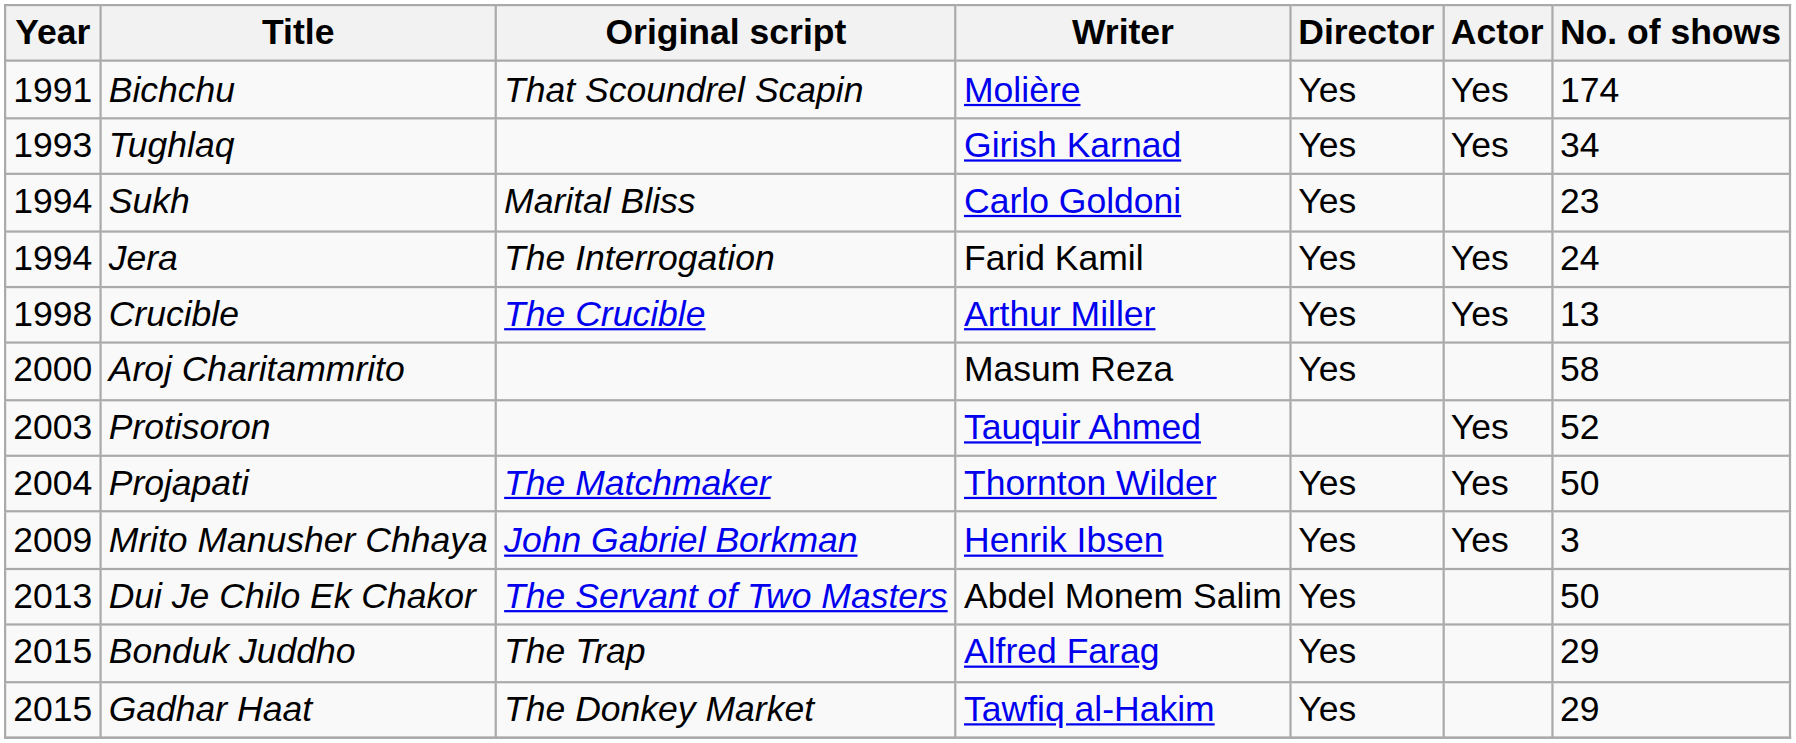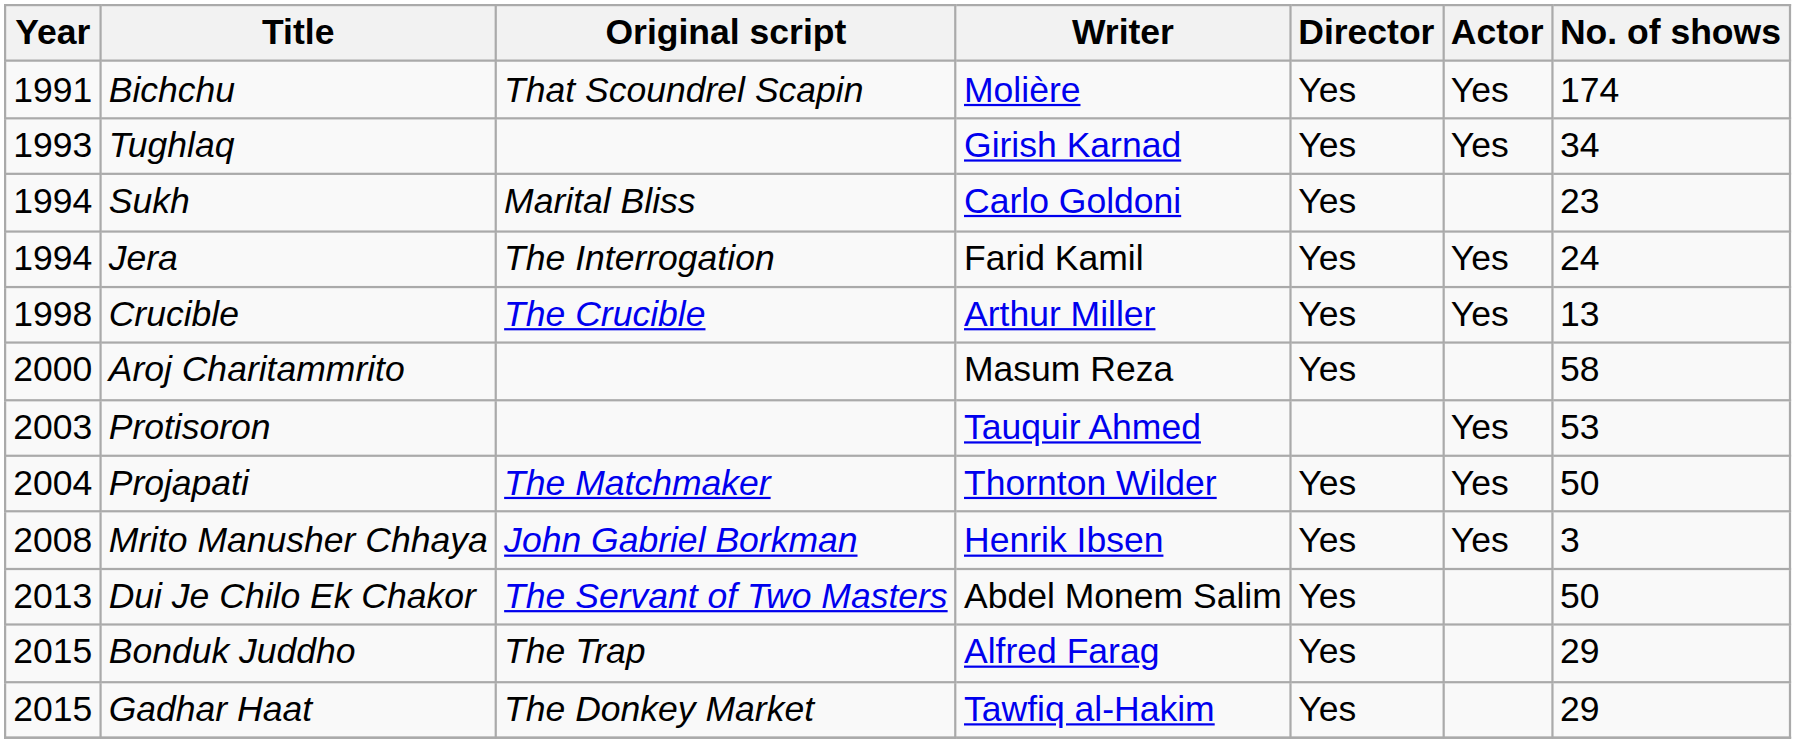(1580, 426) 52 -> (1580, 426) 53
(53, 539) 2009 -> (53, 539) 2008
